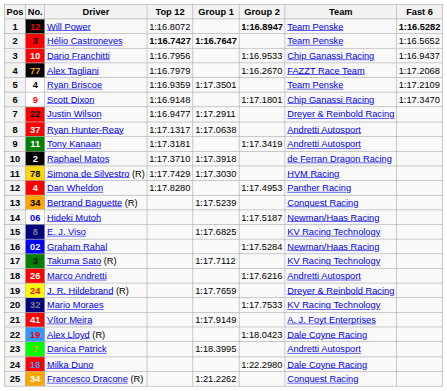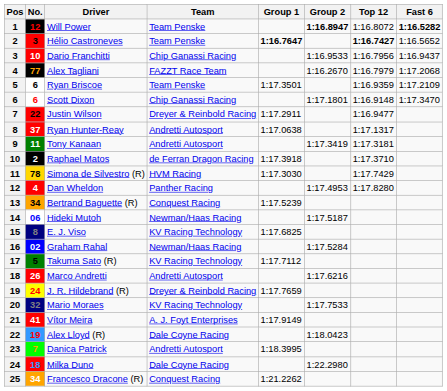columns swapped: (341, 12) <-> (170, 12)
(35, 85) 4 -> (35, 85) 6
(35, 100) 9 -> (35, 100) 6
(35, 261) 3 -> (35, 261) 5
